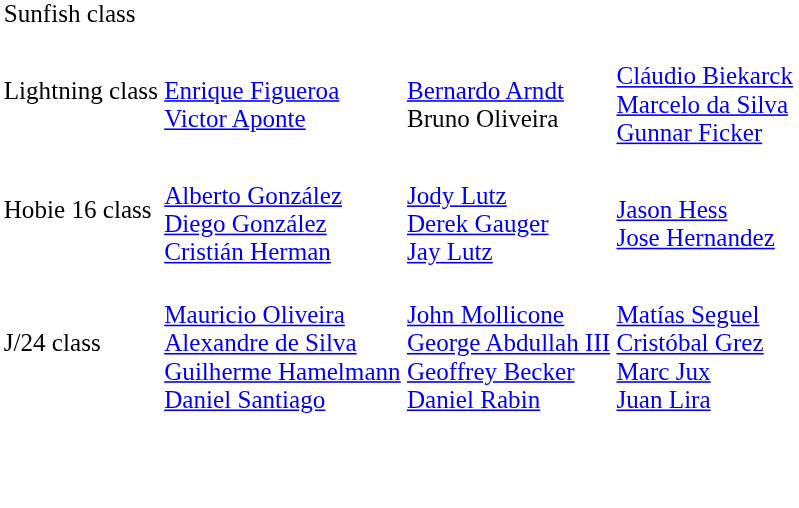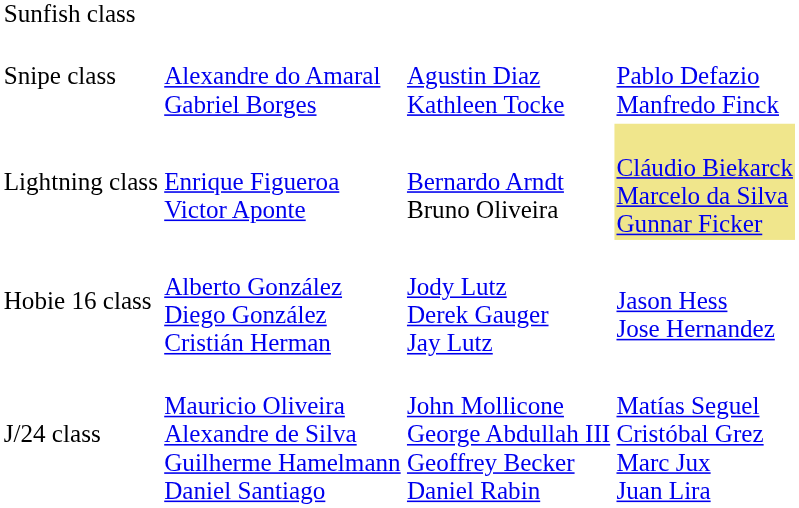+ row: (60, 76)
(705, 104) no background -> (705, 195) khaki background
